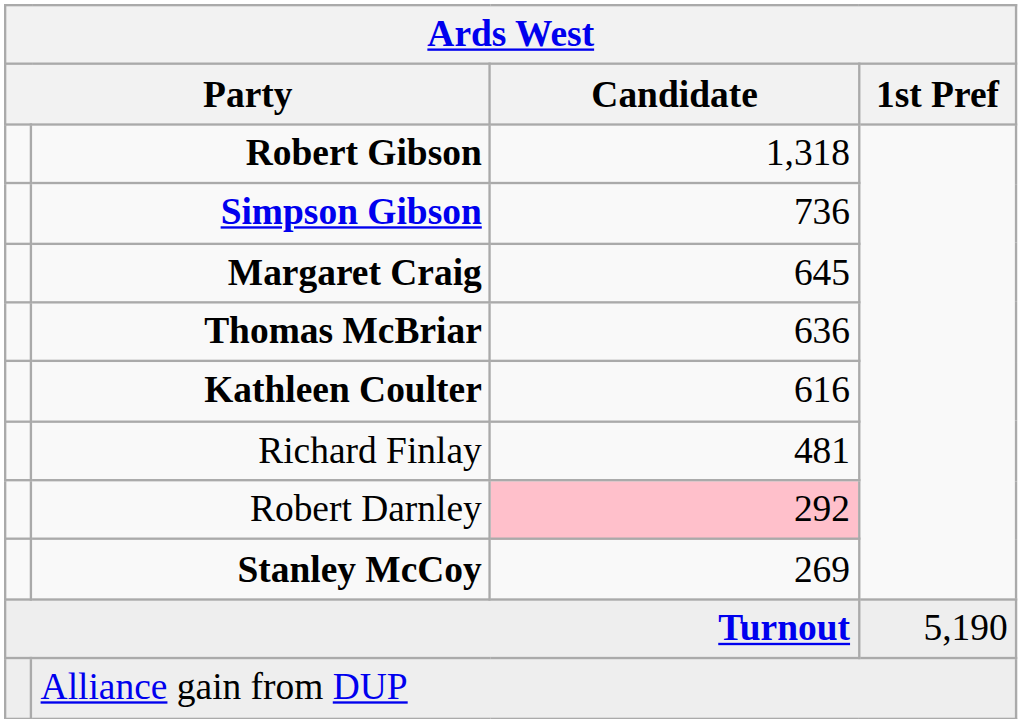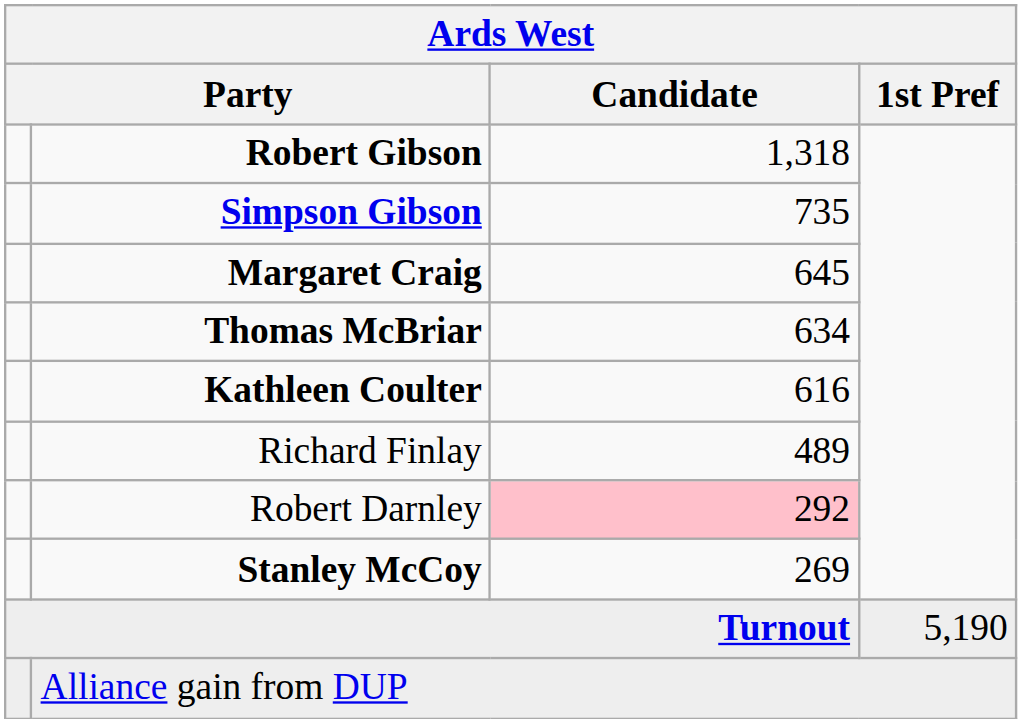(822, 212) 736 -> (822, 212) 735
(822, 331) 636 -> (822, 331) 634
(822, 449) 481 -> (822, 449) 489
